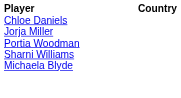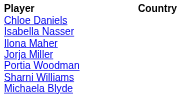+ row: (39, 31)
+ row: (31, 43)
